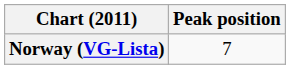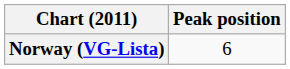(227, 49) 7 -> (227, 49) 6
